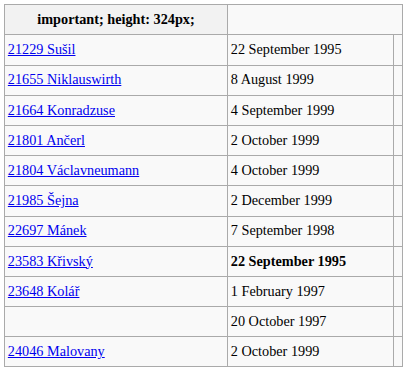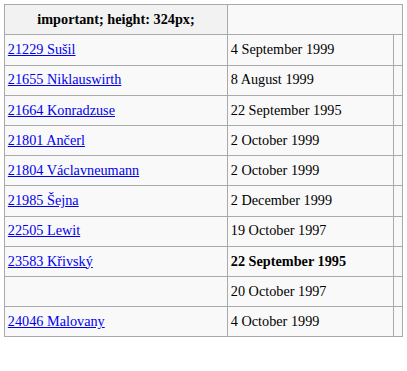(286, 49) 22 September 1995 -> (283, 49) 4 September 1999
(283, 110) 4 September 1999 -> (286, 110) 22 September 1995
(275, 170) 4 October 1999 -> (275, 170) 2 October 1999
+ row: (44, 230)
- row: (47, 230)
- row: (44, 291)
(275, 351) 2 October 1999 -> (275, 321) 4 October 1999
